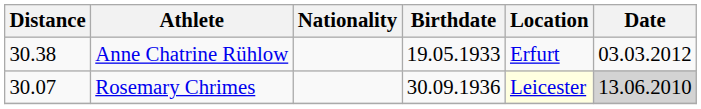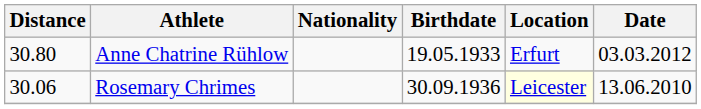(33, 53) 30.38 -> (33, 53) 30.80
(33, 86) 30.07 -> (33, 86) 30.06
(645, 86) lightgrey background -> (645, 86) no background
